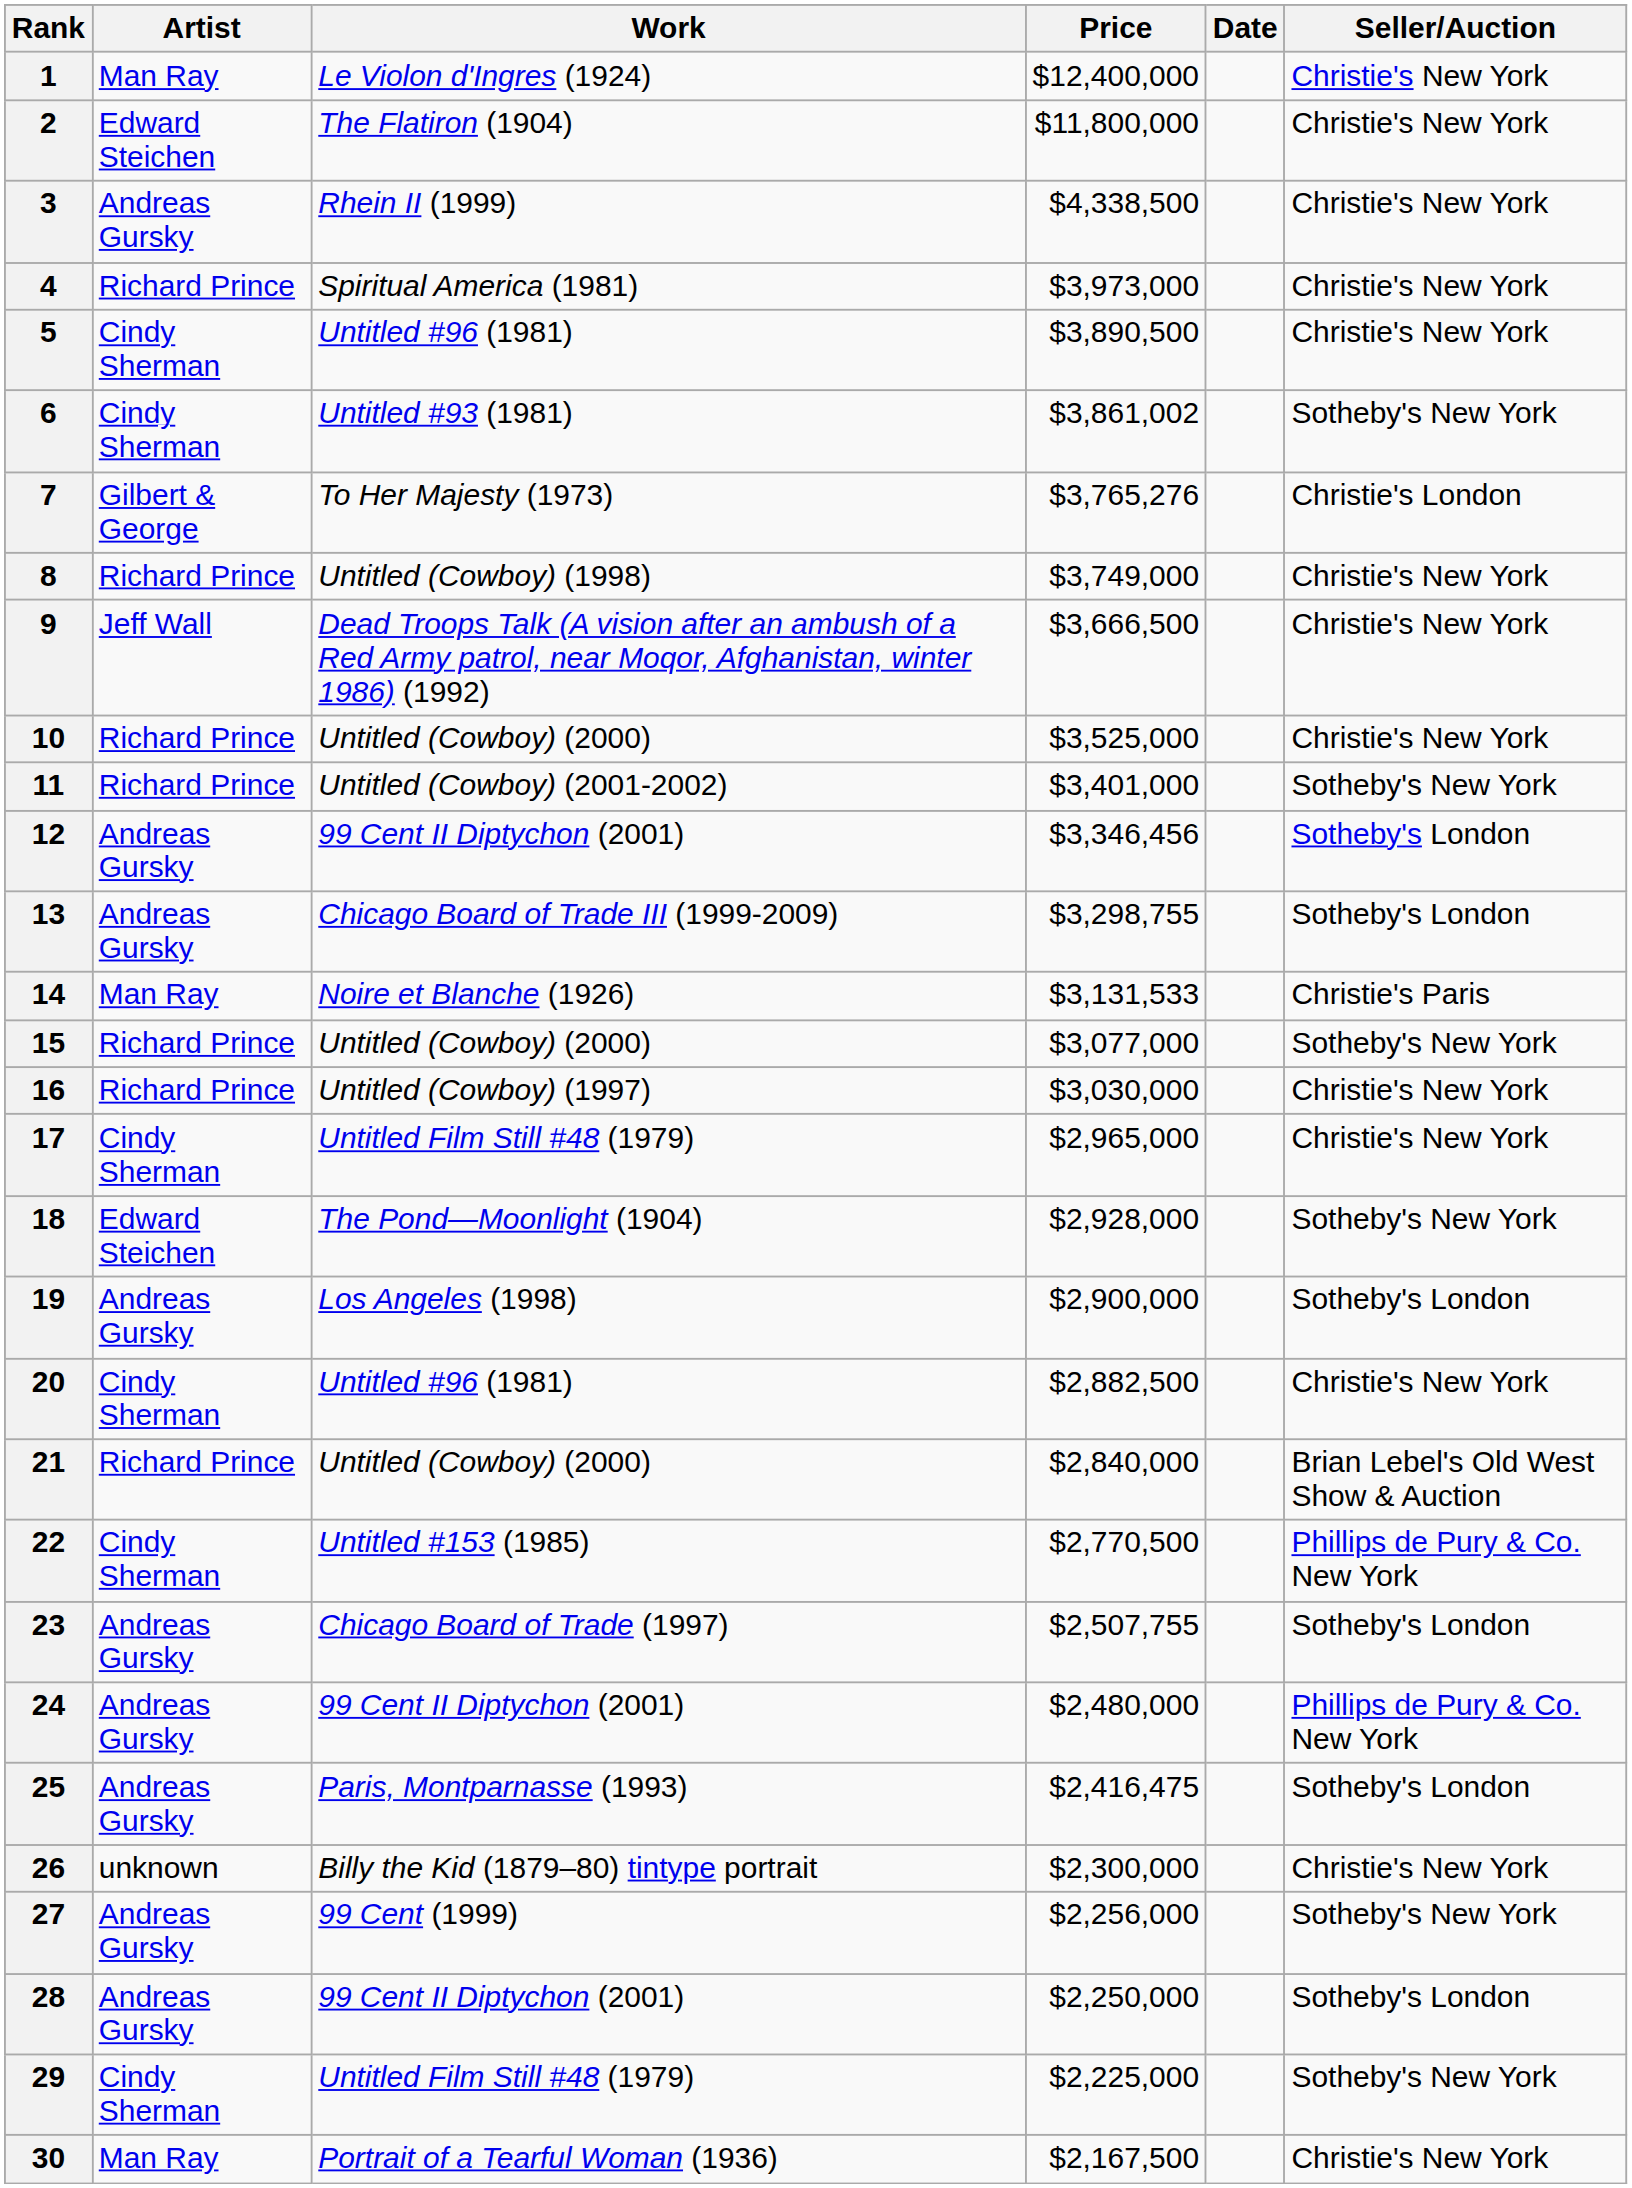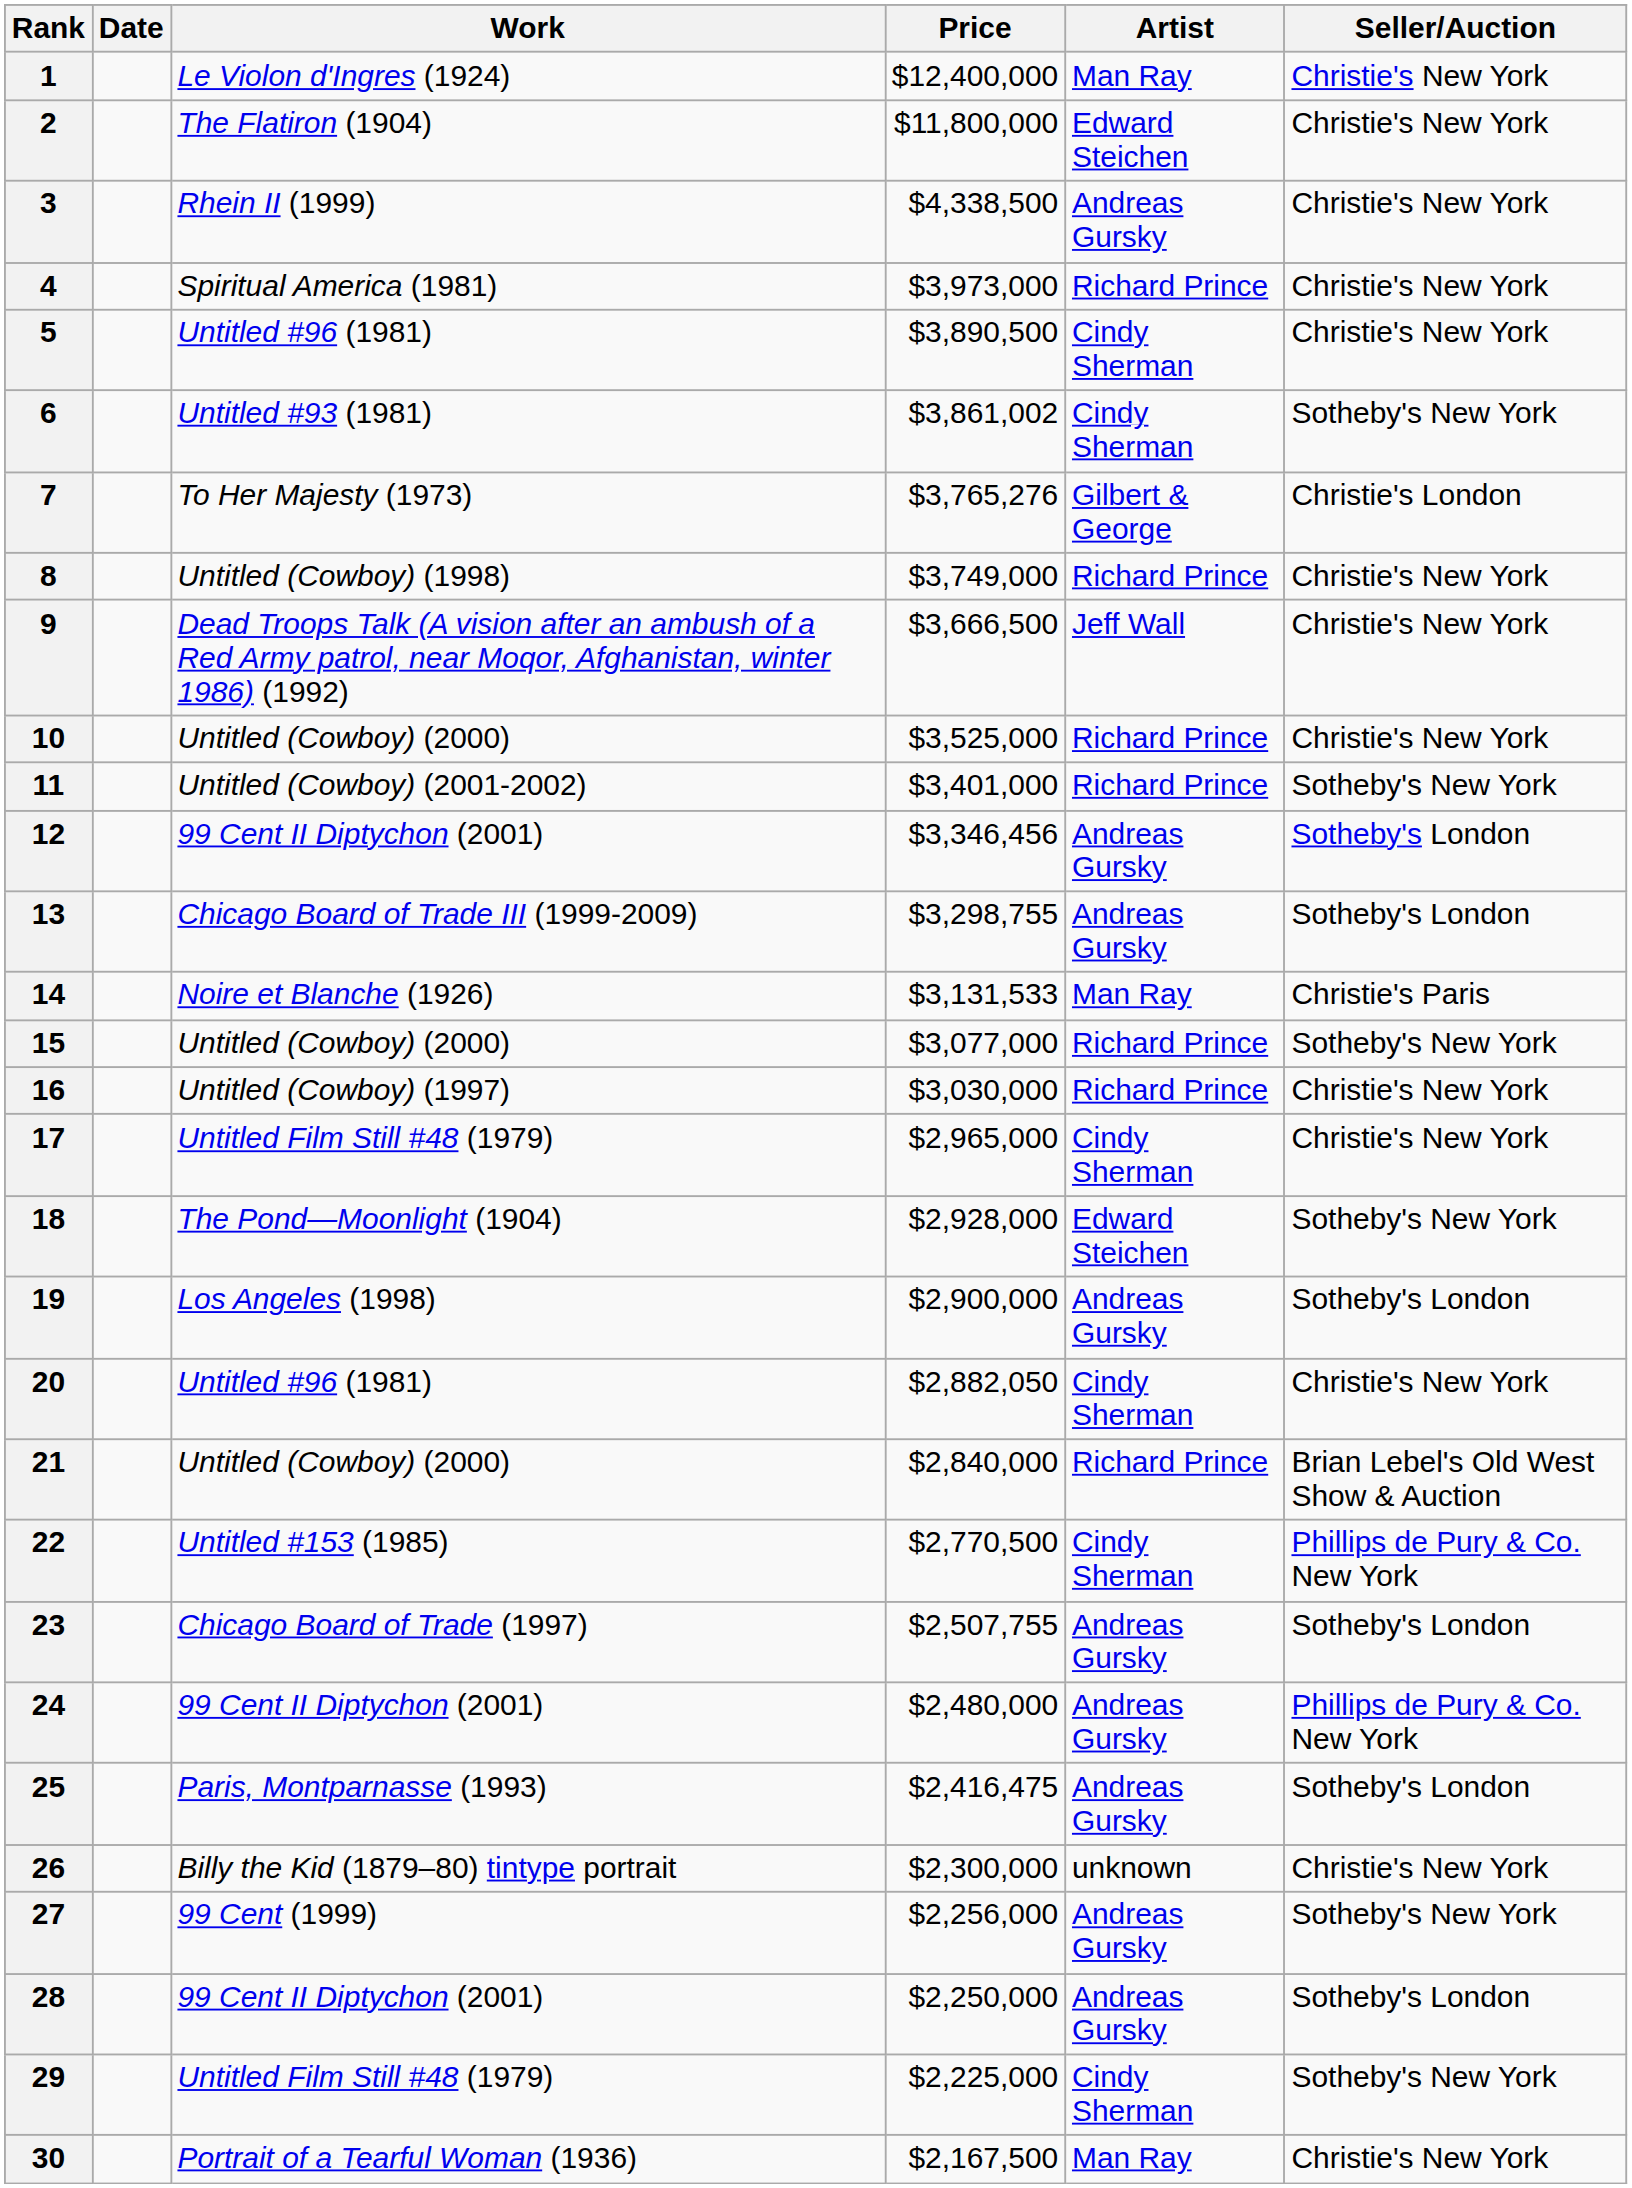columns swapped: (202, 28) <-> (1245, 28)
(1124, 1381) $2,882,500 -> (983, 1381) $2,882,050
